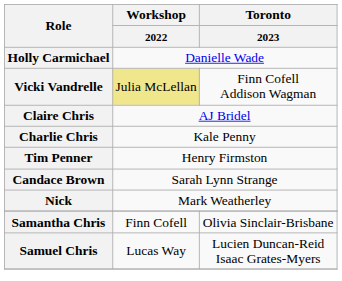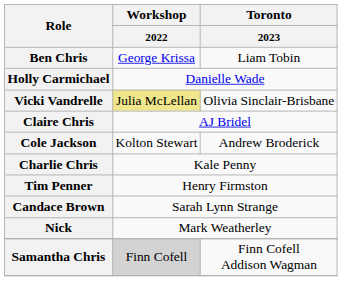+ row: (58, 57)
(268, 86) Finn Cofell Addison Wagman -> (269, 100) Olivia Sinclair-Brisbane
+ row: (58, 143)
(156, 222) no background -> (156, 257) lightgrey background
(268, 222) Olivia Sinclair-Brisbane -> (269, 257) Finn Cofell Addison Wagman
- row: (58, 250)
